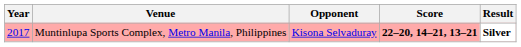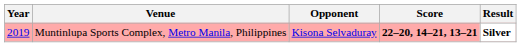(18, 32) 2017 -> (18, 32) 2019
